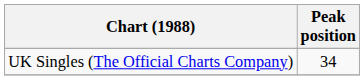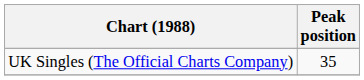(328, 61) 34 -> (328, 61) 35
